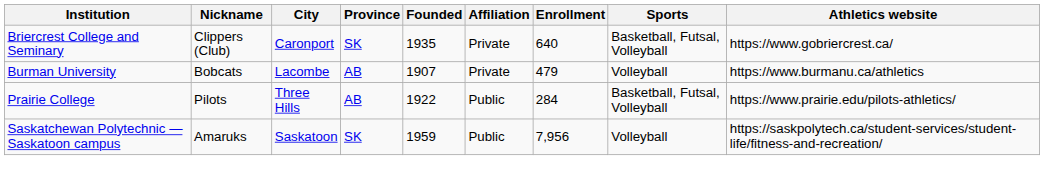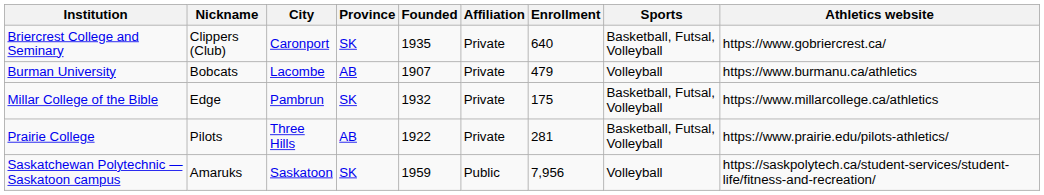+ row: (83, 100)
(487, 100) Public -> (484, 136) Private
(547, 100) 284 -> (542, 136) 281
